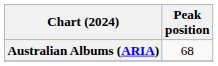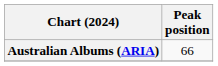(187, 50) 68 -> (187, 50) 66
